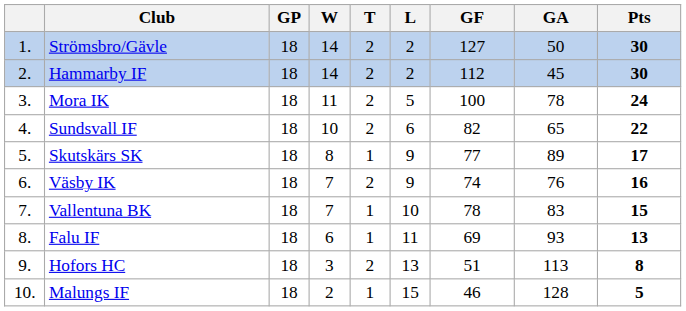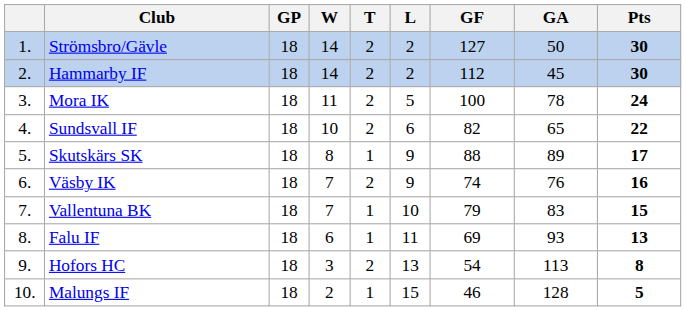(472, 155) 77 -> (472, 155) 88
(472, 210) 78 -> (472, 210) 79
(472, 264) 51 -> (472, 264) 54
